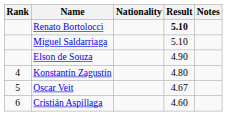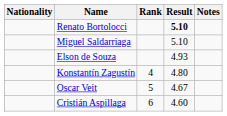columns swapped: (18, 12) <-> (139, 12)
(179, 57) 4.90 -> (179, 57) 4.93
